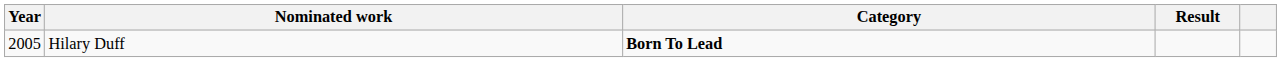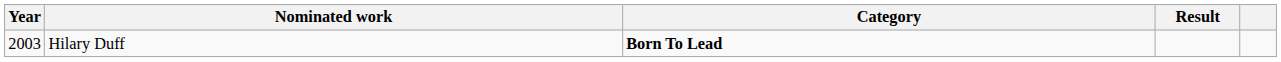(25, 43) 2005 -> (25, 43) 2003
